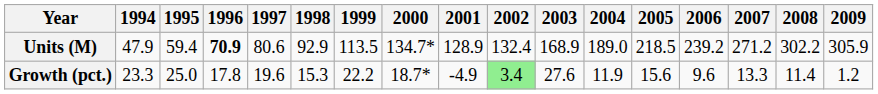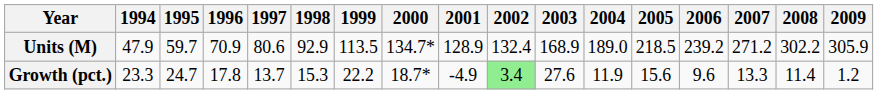(182, 46) 59.4 -> (182, 46) 59.7
(225, 46) bold -> (225, 46) normal
(182, 74) 25.0 -> (182, 74) 24.7
(269, 74) 19.6 -> (269, 74) 13.7
